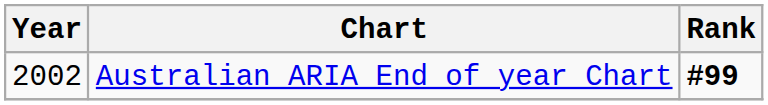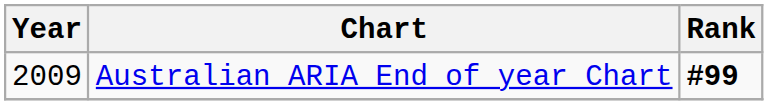(47, 76) 2002 -> (47, 76) 2009
